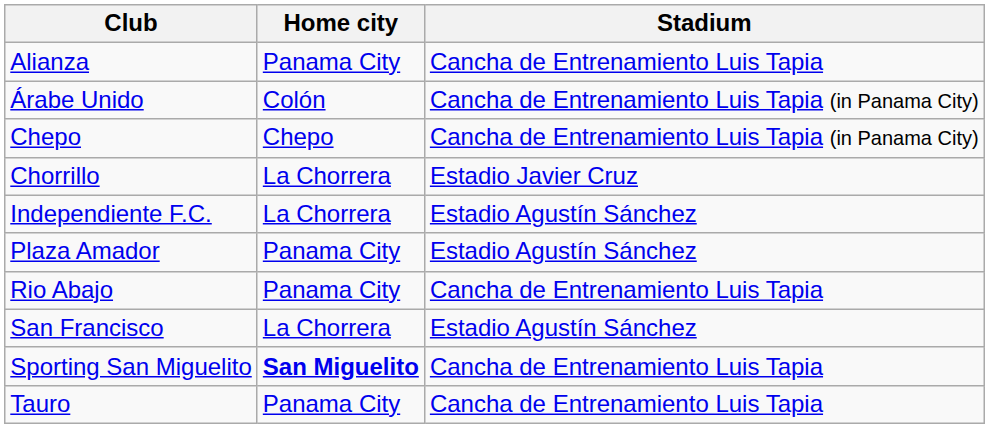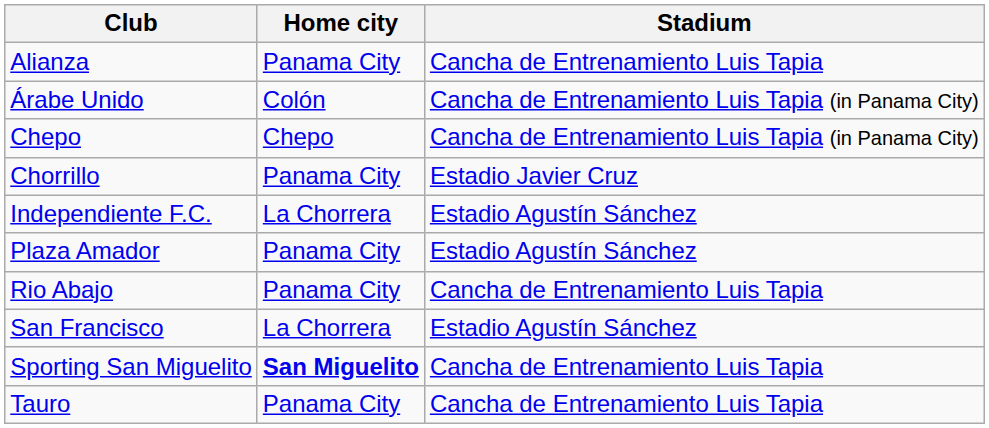(327, 175) La Chorrera -> (332, 175) Panama City
